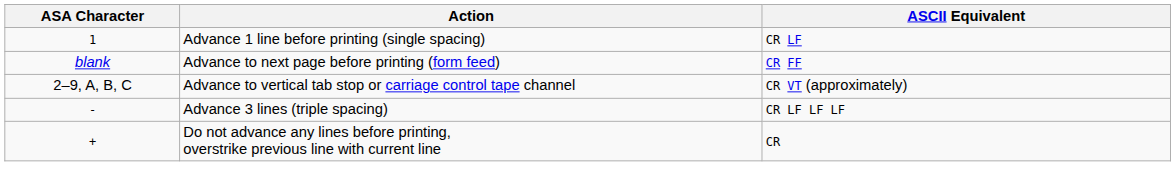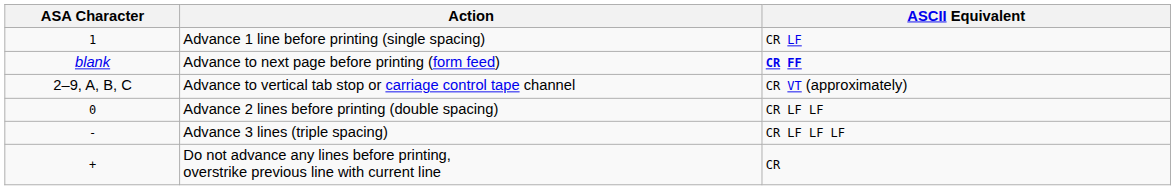(784, 63) normal -> (784, 62) bold
+ row: (341, 109)
